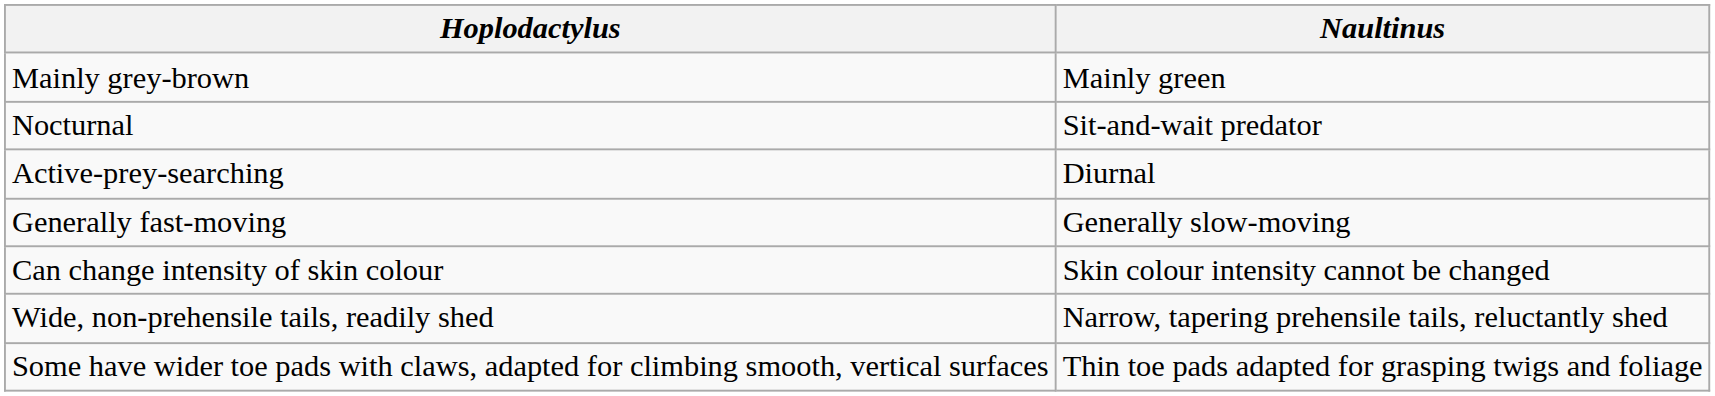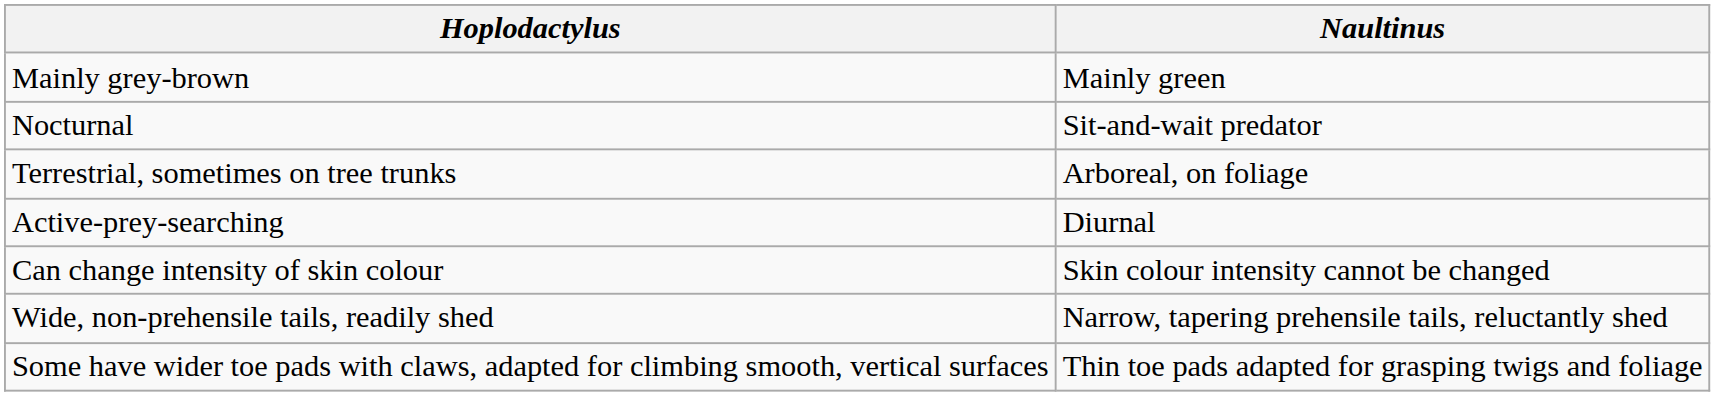+ row: (234, 173)
- row: (149, 221)
